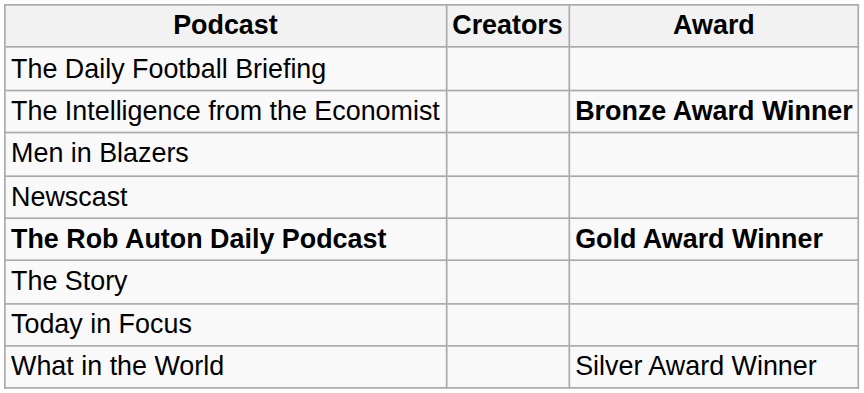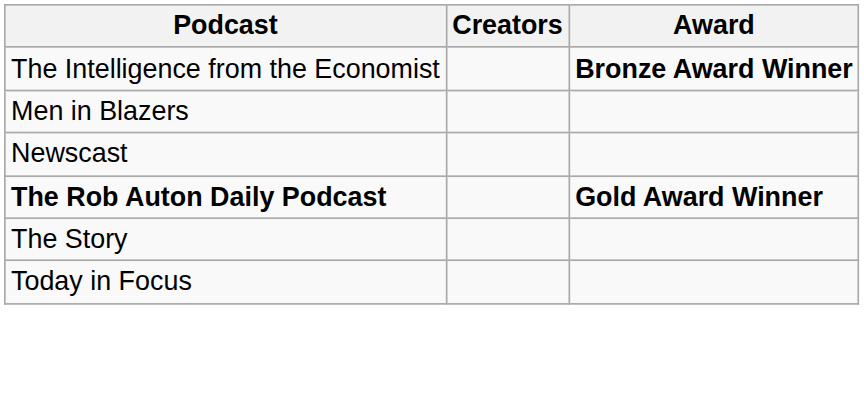- row: (169, 68)
- row: (118, 366)
